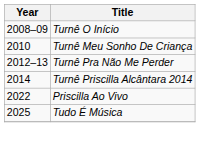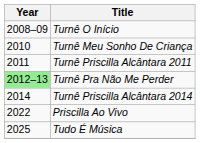+ row: (122, 63)
(27, 63) no background -> (27, 79) lightgreen background
